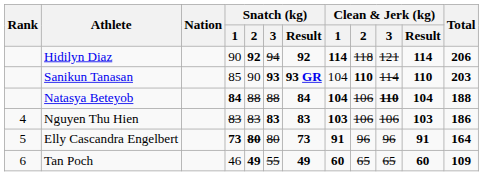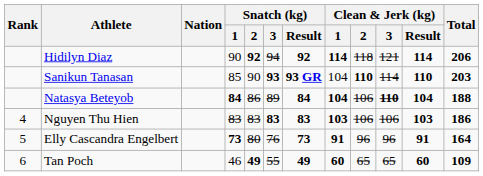(254, 98) 88 -> (254, 98) 86
(273, 98) 88 -> (273, 98) 89
(254, 139) bold -> (254, 139) normal
(273, 139) 80 -> (273, 139) 76
